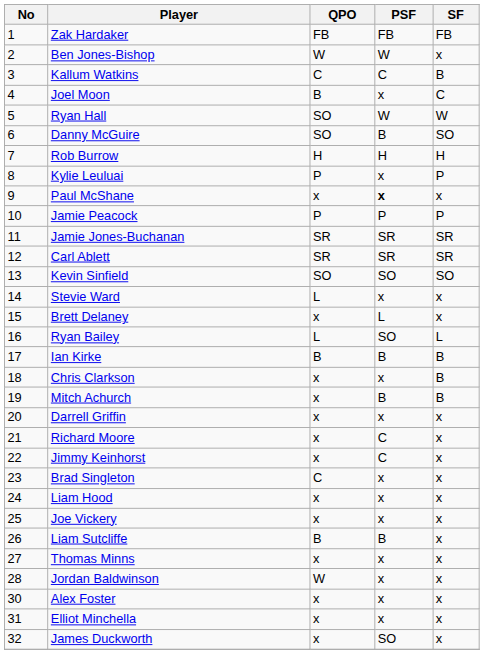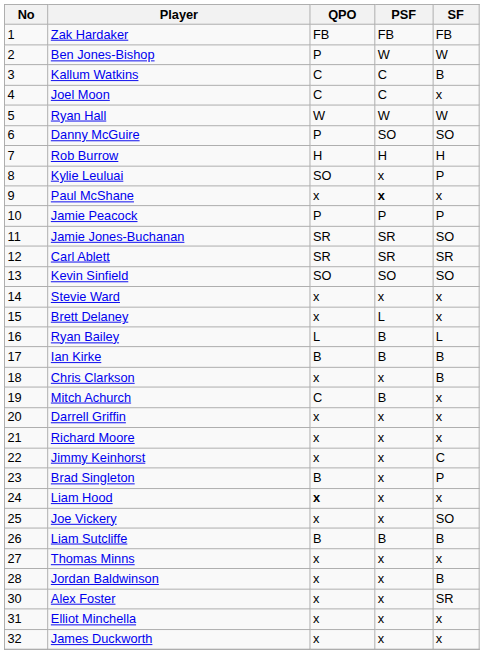(319, 54) W -> (317, 54) P
(439, 54) x -> (442, 54) W
(317, 95) B -> (318, 95) C
(381, 95) x -> (382, 95) C
(440, 95) C -> (439, 95) x
(322, 115) SO -> (319, 115) W
(322, 135) SO -> (317, 135) P
(382, 135) B -> (387, 135) SO
(317, 175) P -> (322, 175) SO
(445, 236) SR -> (445, 236) SO
(317, 296) L -> (316, 296) x
(387, 337) SO -> (382, 337) B
(316, 397) x -> (318, 397) C
(440, 397) B -> (439, 397) x
(382, 437) C -> (381, 437) x
(382, 457) C -> (381, 457) x
(439, 457) x -> (440, 457) C
(318, 478) C -> (317, 478) B
(439, 478) x -> (440, 478) P
(316, 498) normal -> (317, 498) bold
(439, 518) x -> (445, 518) SO
(439, 538) x -> (440, 538) B
(319, 578) W -> (316, 578) x
(439, 578) x -> (440, 578) B
(439, 599) x -> (445, 599) SR
(387, 639) SO -> (381, 639) x
